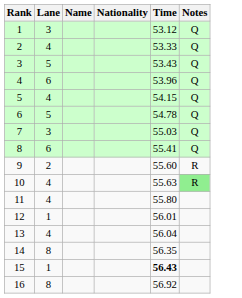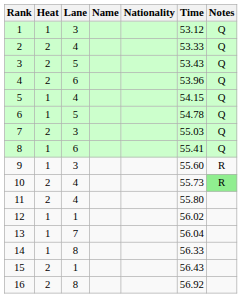+ column: (48, 13)
(48, 166) 2 -> (75, 166) 3
(165, 183) 55.63 -> (192, 183) 55.73
(165, 217) 56.01 -> (192, 217) 56.02
(48, 234) 4 -> (75, 234) 7
(165, 251) 56.35 -> (192, 251) 56.33
(165, 268) bold -> (192, 268) normal
